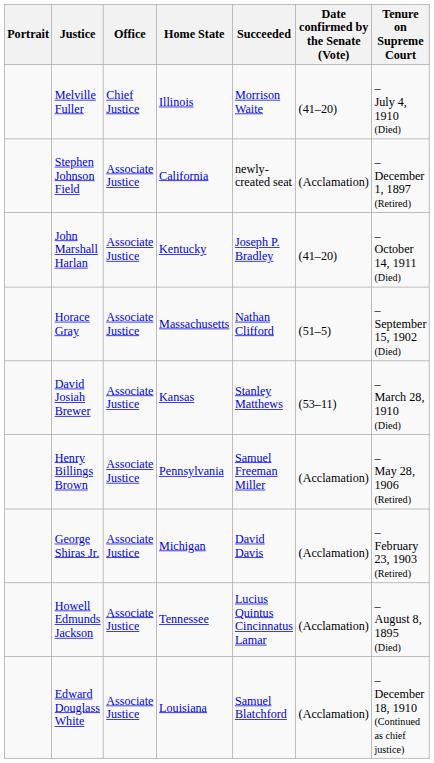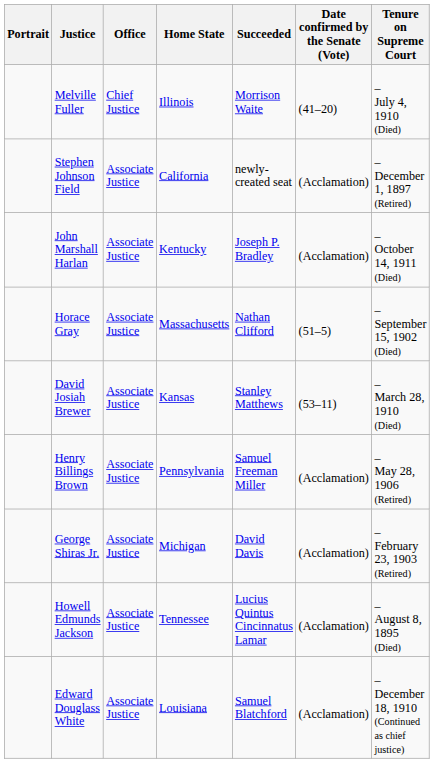(318, 256) (41–20) -> (334, 256) (Acclamation)
